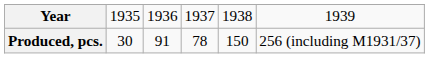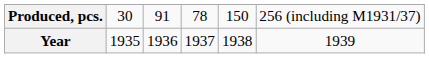rows swapped: (55, 16) <-> (55, 40)
